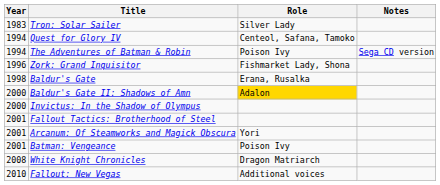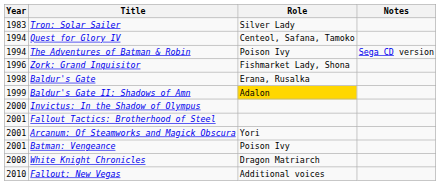(16, 92) 2000 -> (16, 92) 1999
